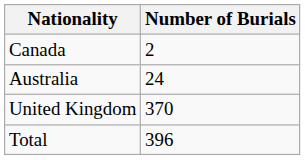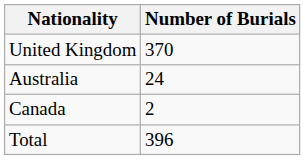rows swapped: (73, 109) <-> (37, 49)
